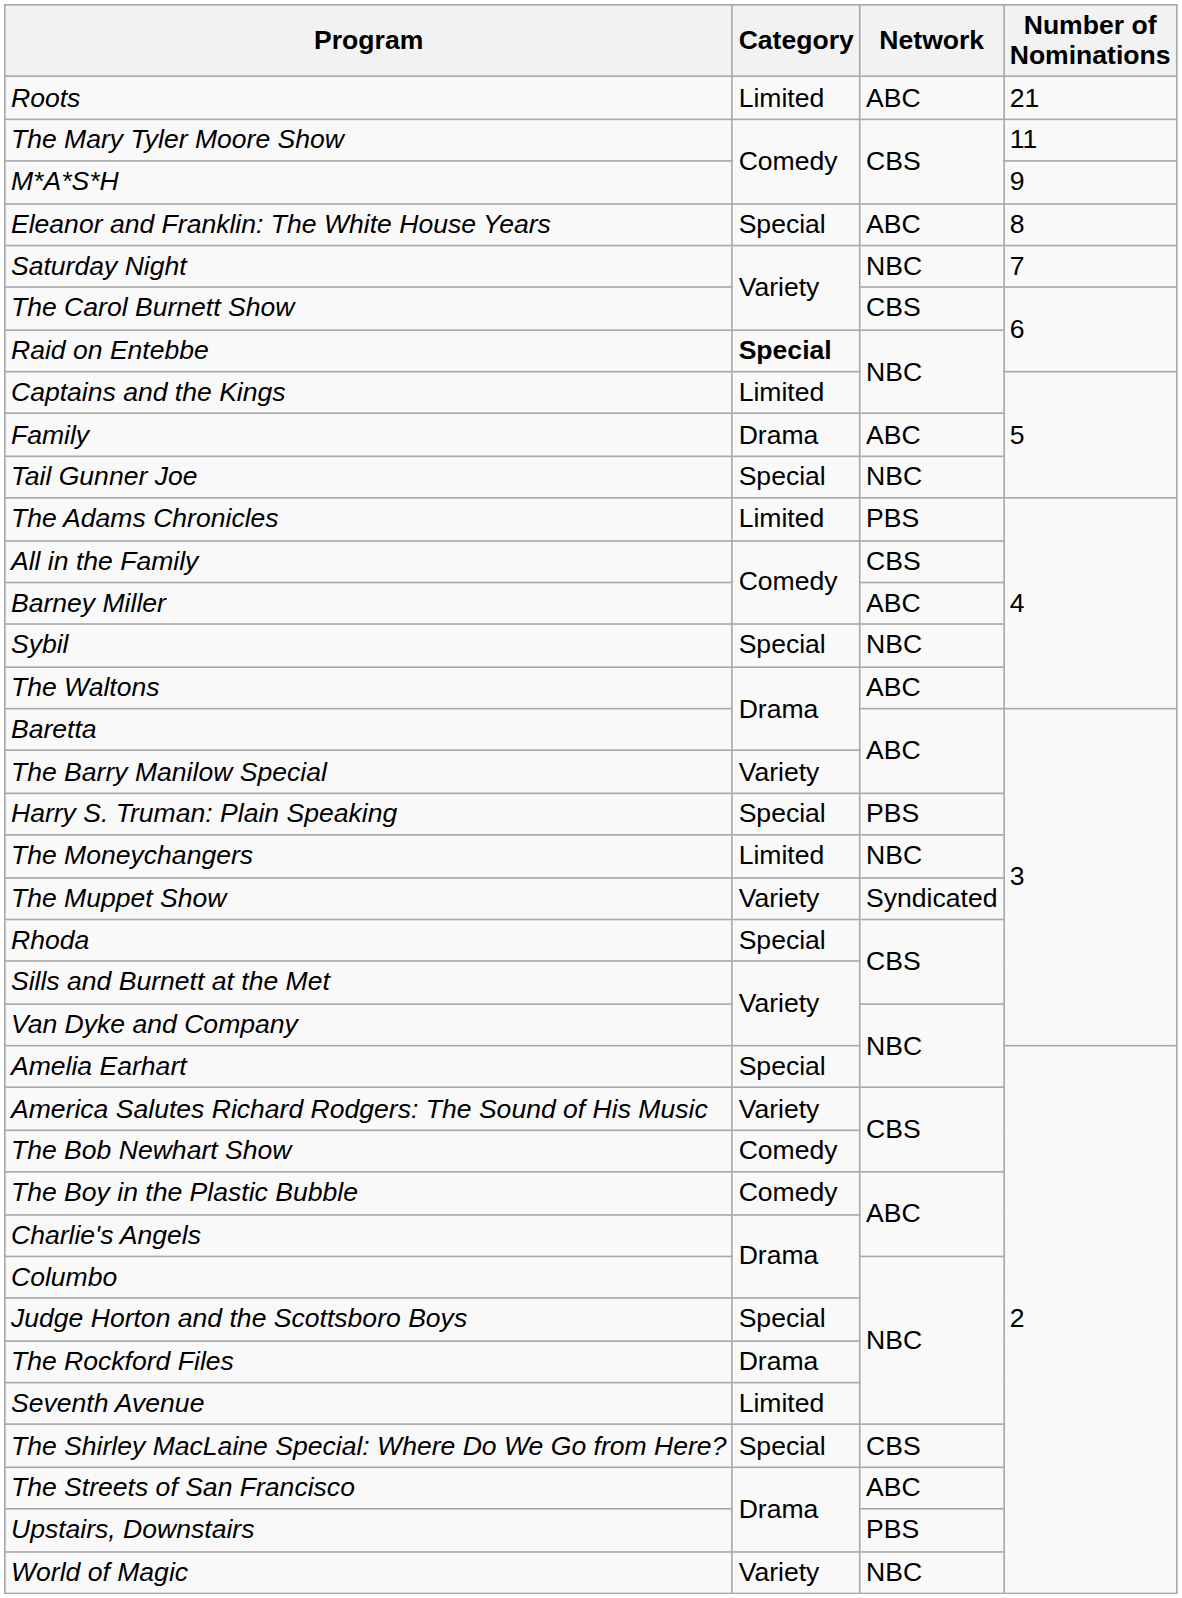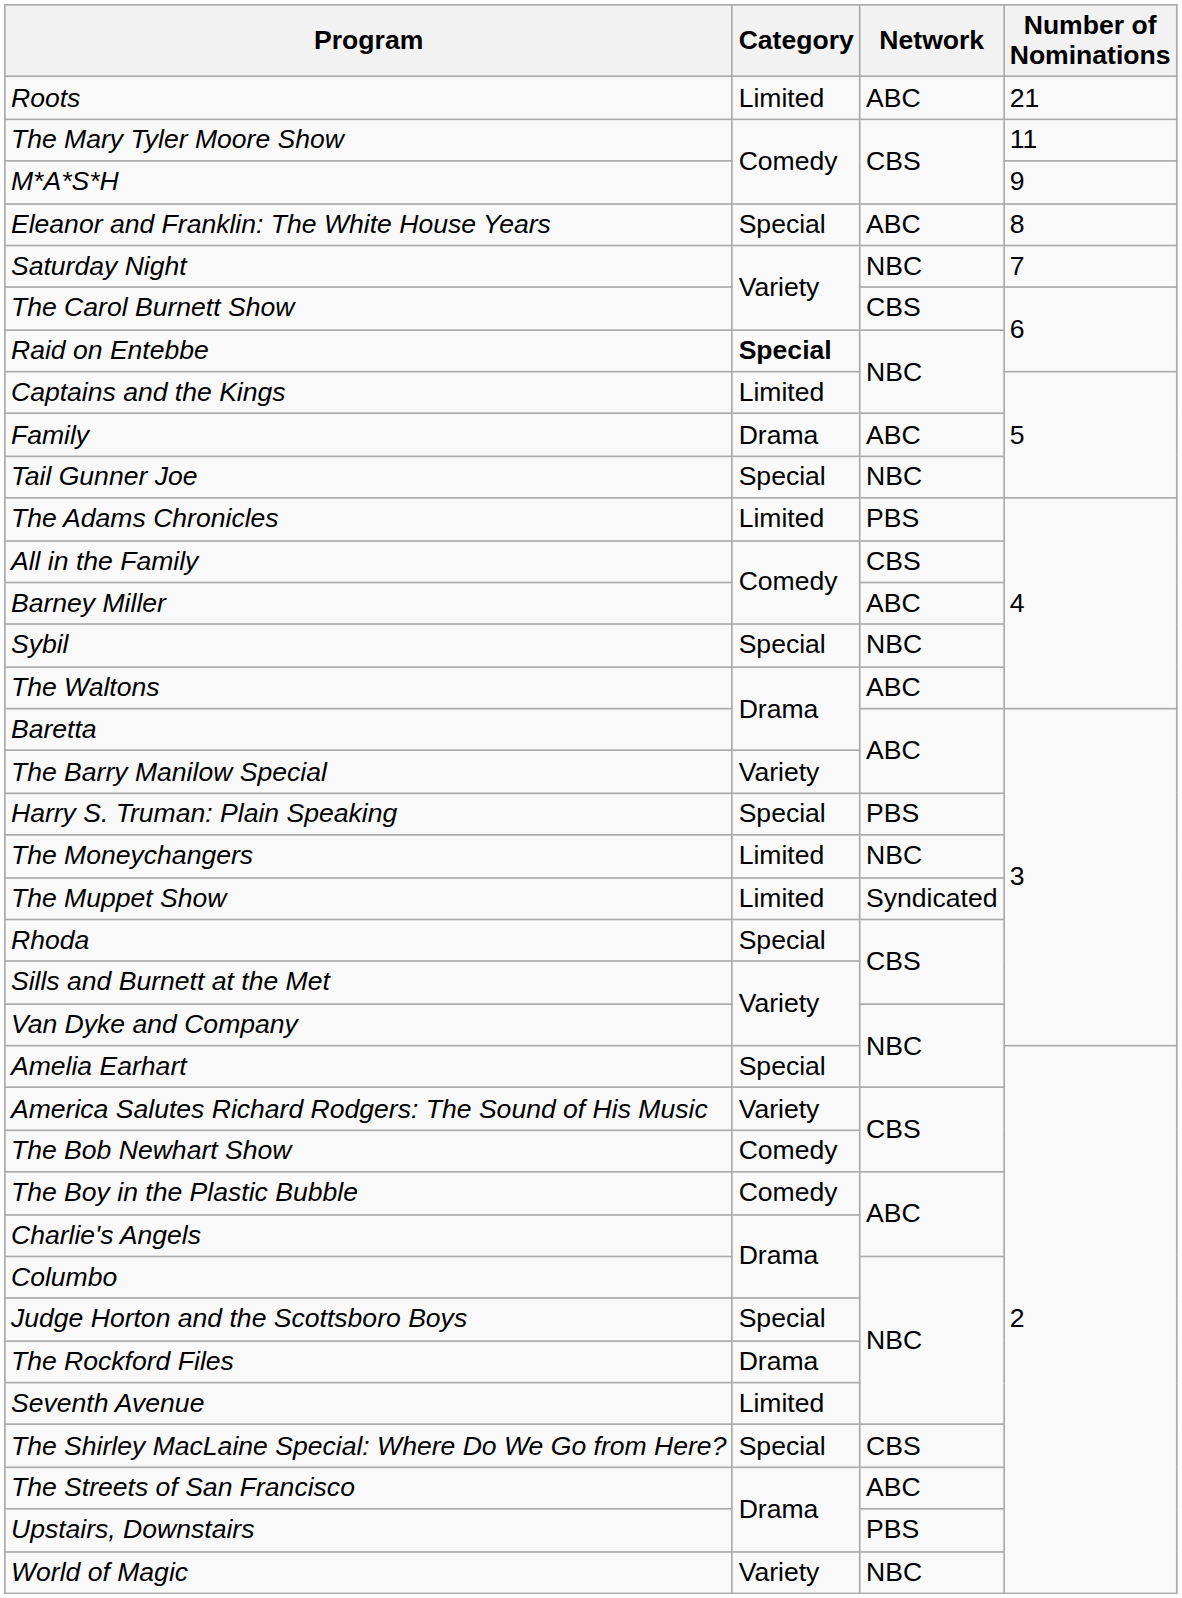(779, 897) Variety -> (781, 897) Limited
